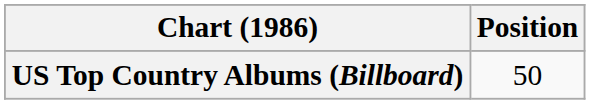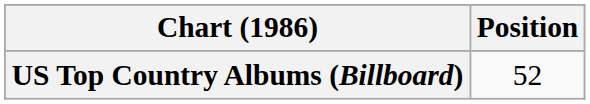(528, 74) 50 -> (528, 74) 52
